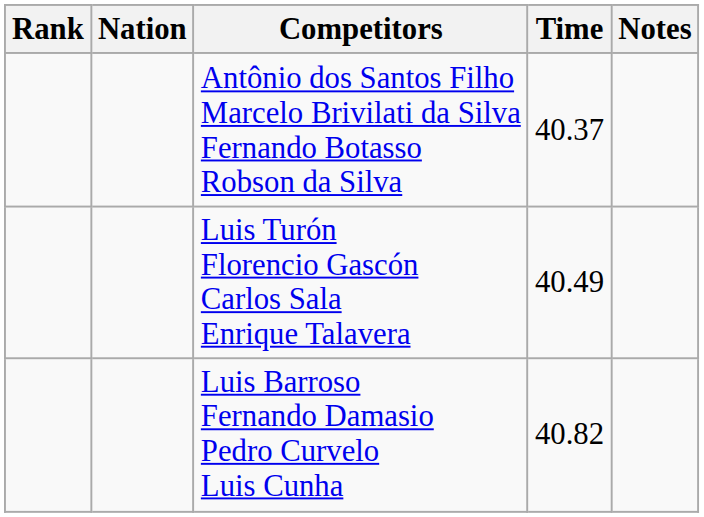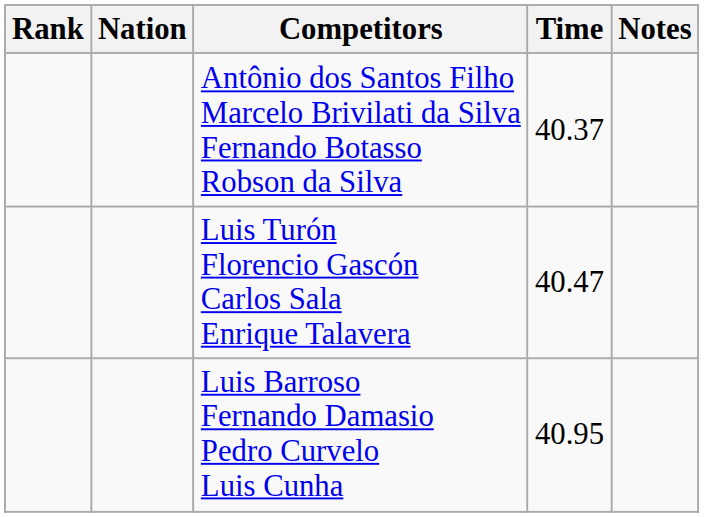(570, 281) 40.49 -> (570, 281) 40.47
(570, 434) 40.82 -> (570, 434) 40.95
